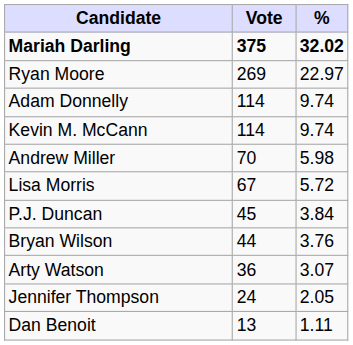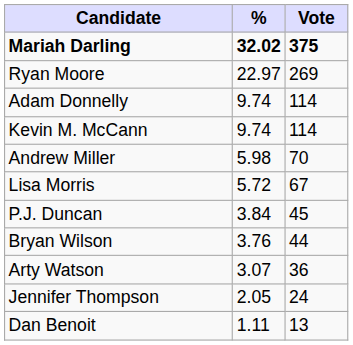columns swapped: (264, 18) <-> (322, 18)
